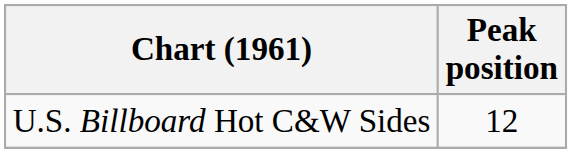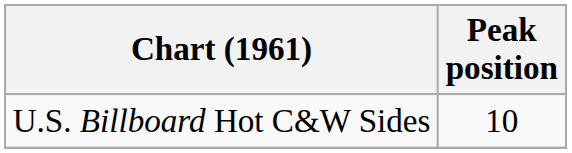(502, 120) 12 -> (502, 120) 10
